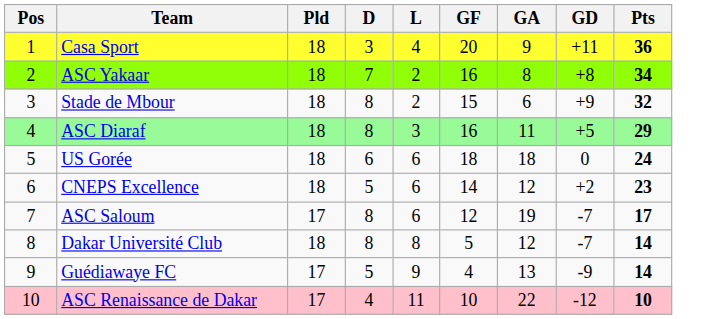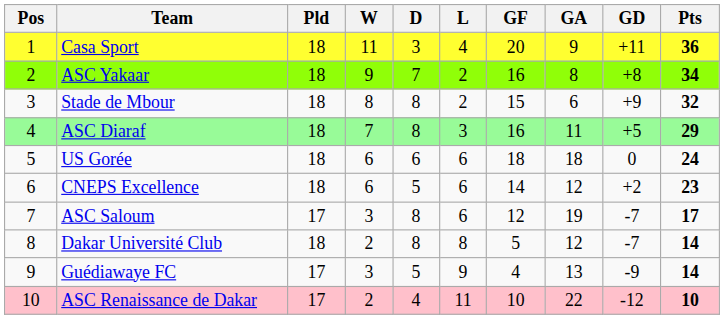+ column: (369, 18)
